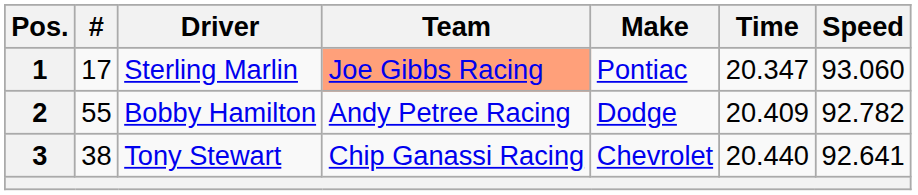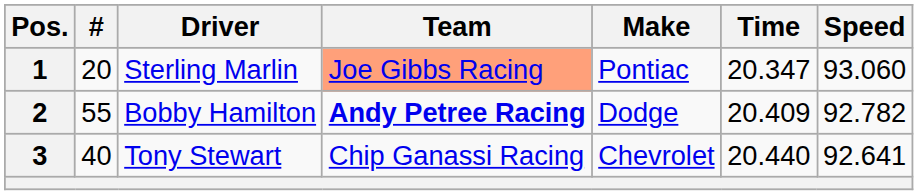(96, 70) 17 -> (96, 70) 20
(450, 113) normal -> (457, 113) bold
(96, 156) 38 -> (96, 156) 40
